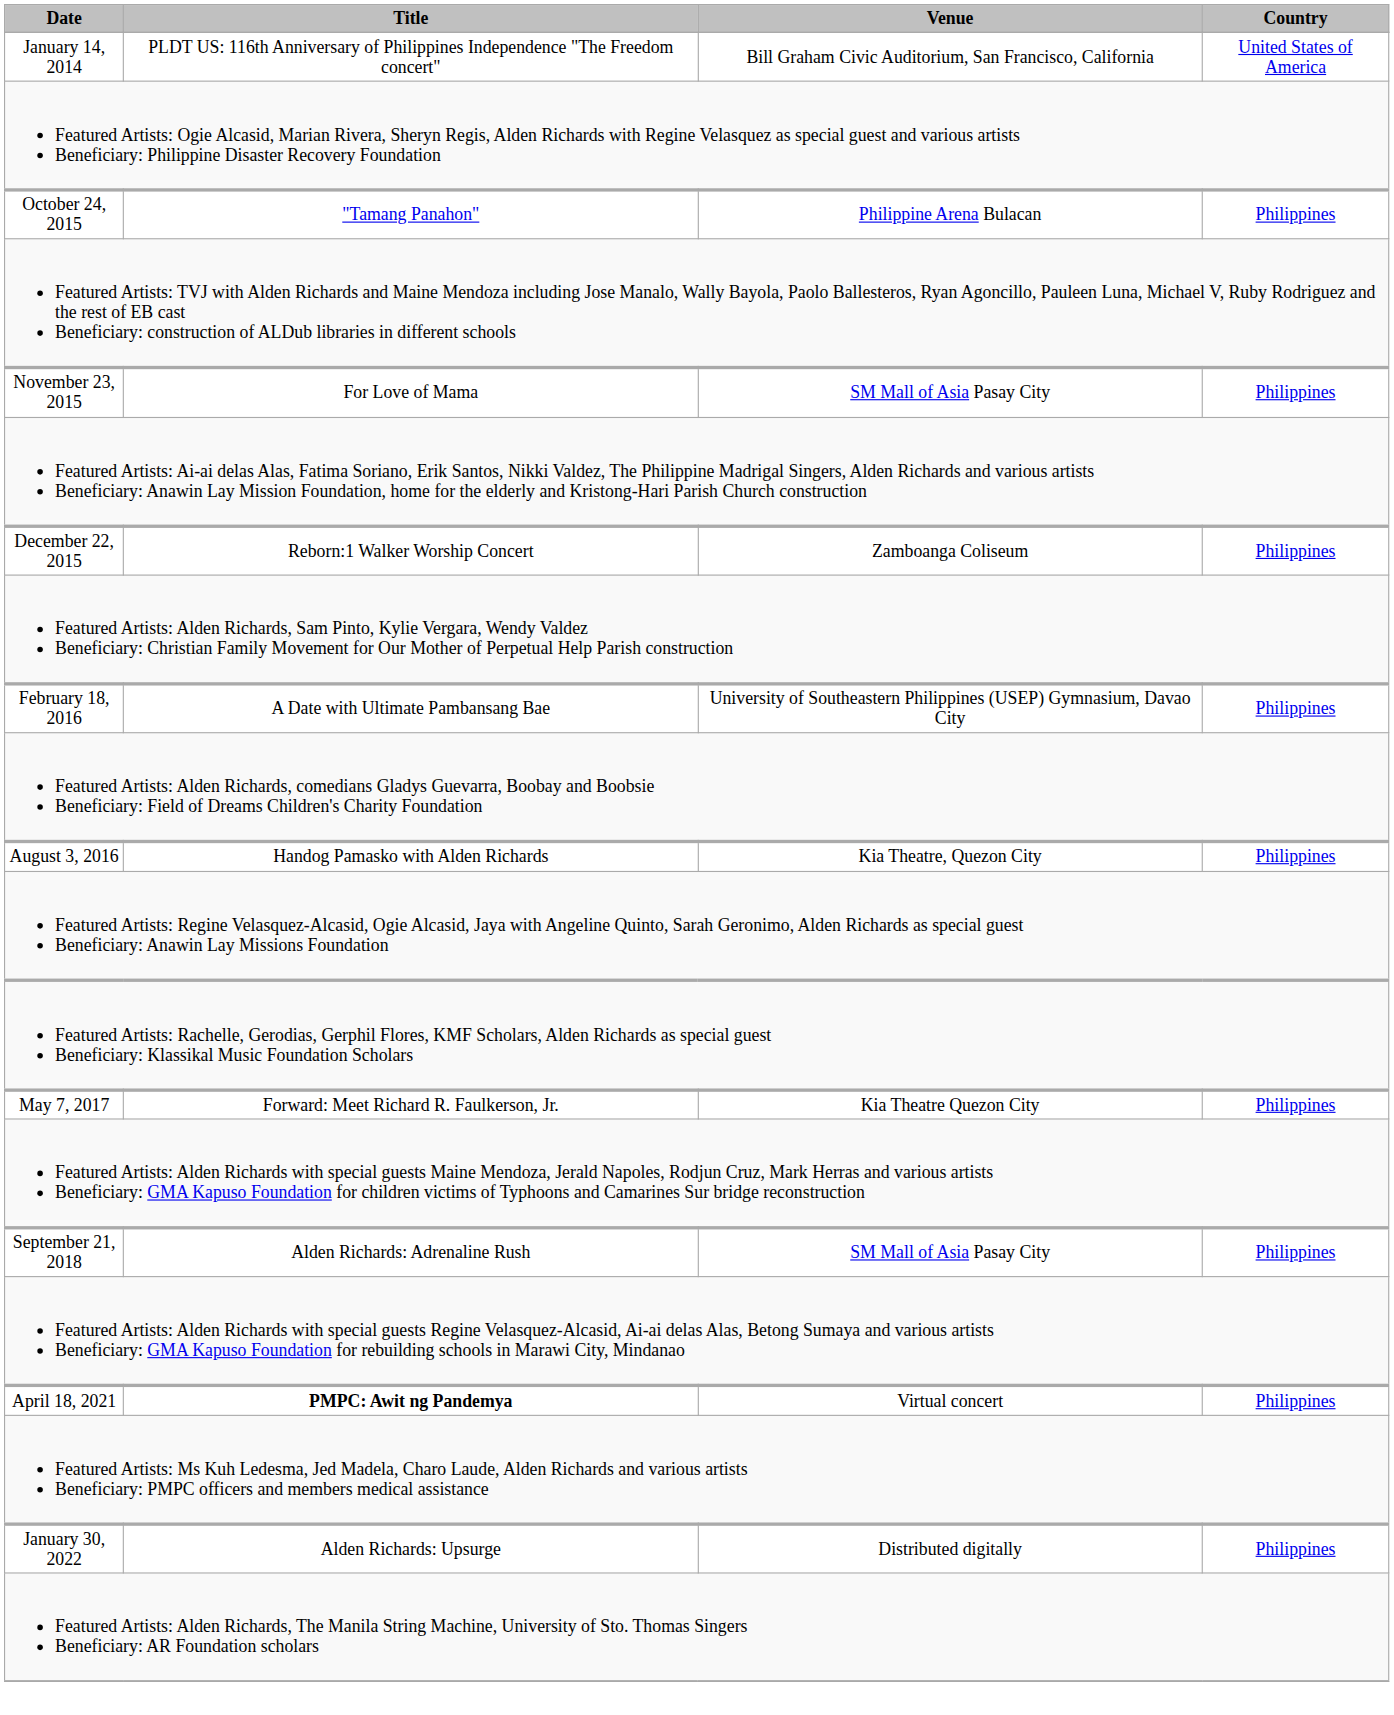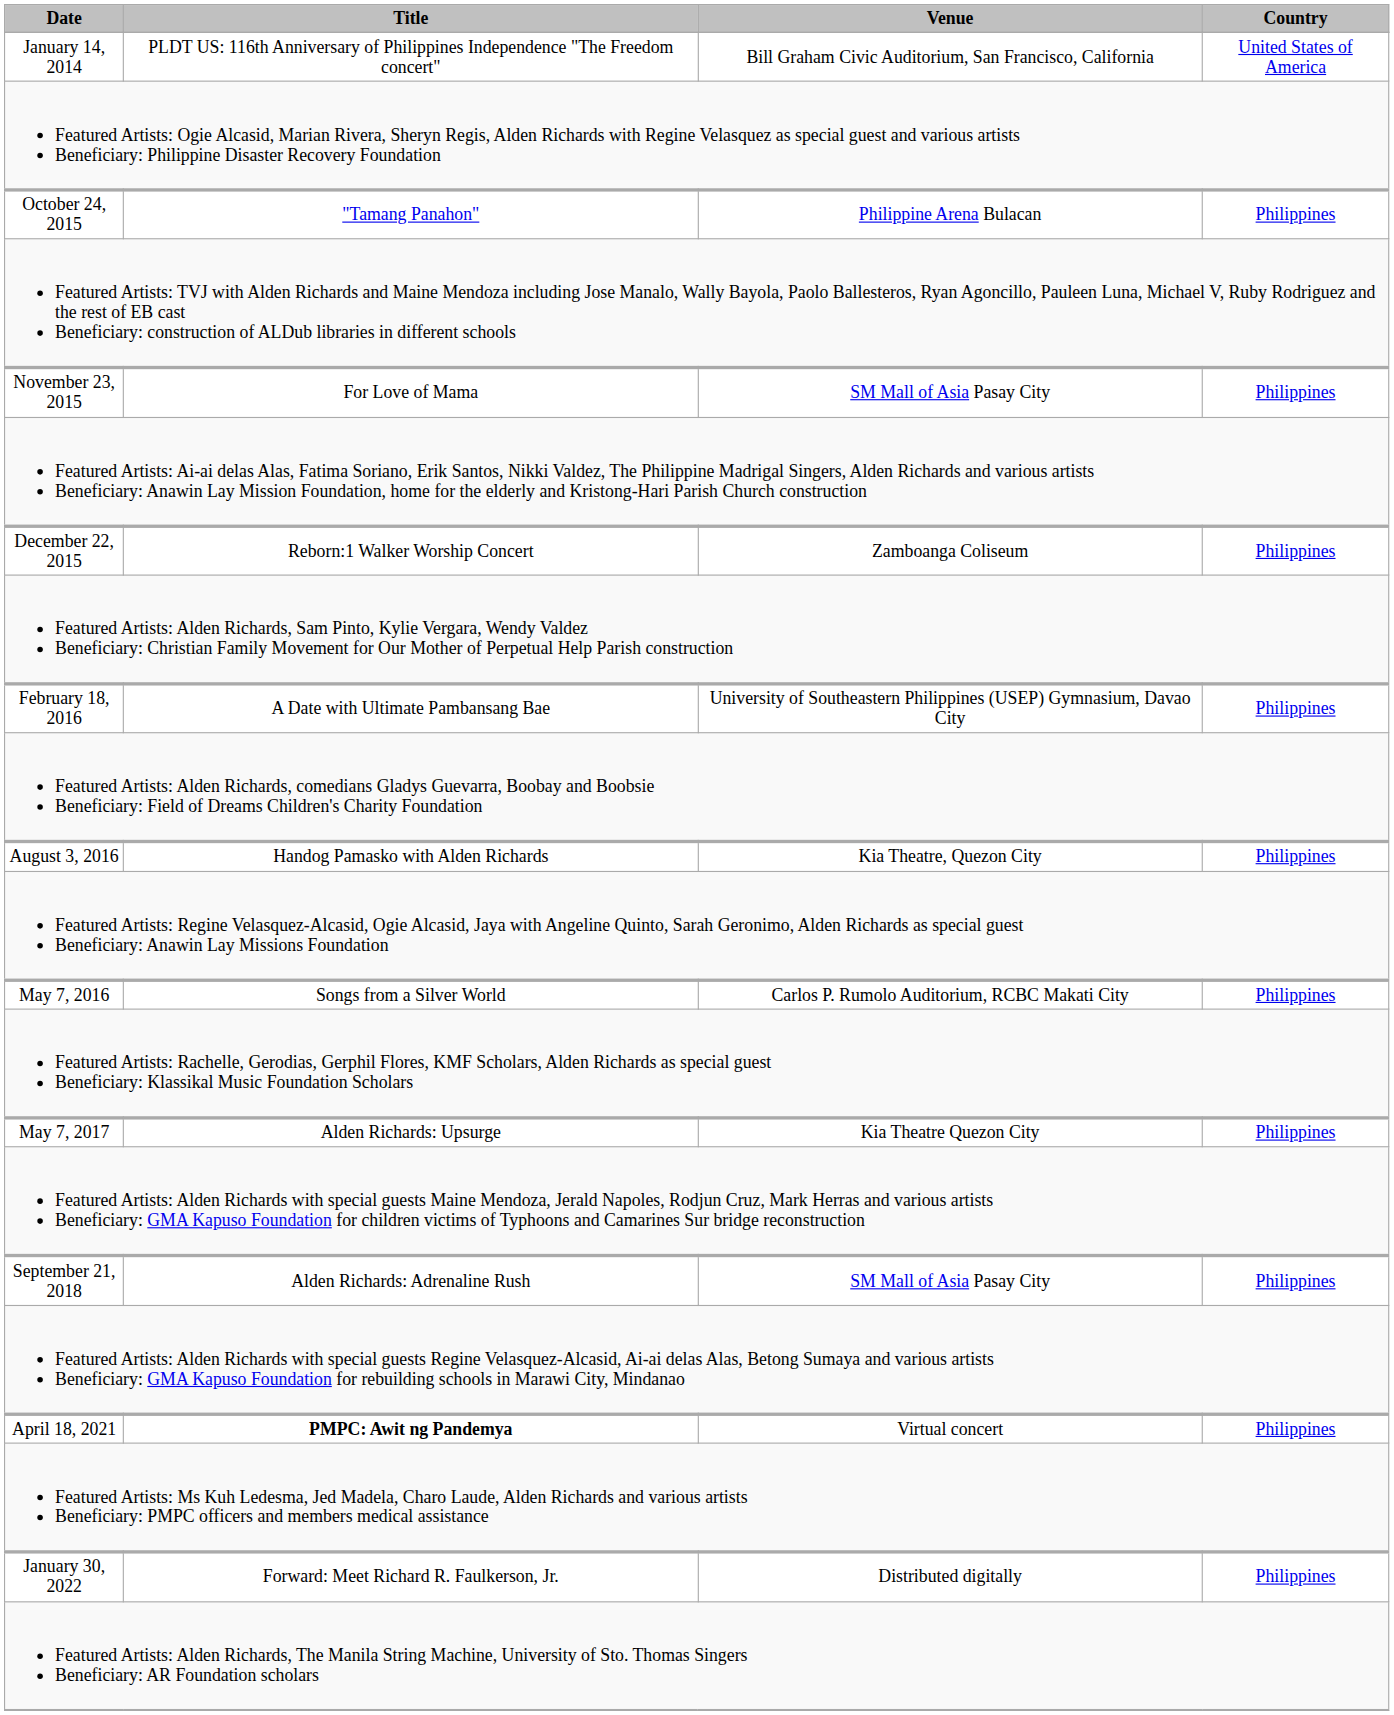+ row: (64, 994)
(411, 1104) Forward: Meet Richard R. Faulkerson, Jr. -> (411, 1133) Alden Richards: Upsurge
(411, 1548) Alden Richards: Upsurge -> (411, 1577) Forward: Meet Richard R. Faulkerson, Jr.
